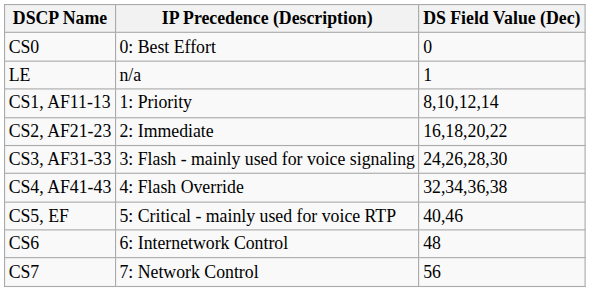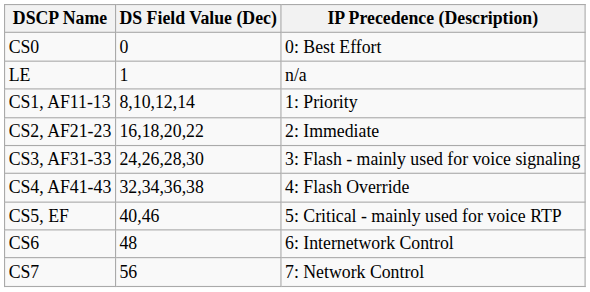columns swapped: (502, 18) <-> (267, 18)
